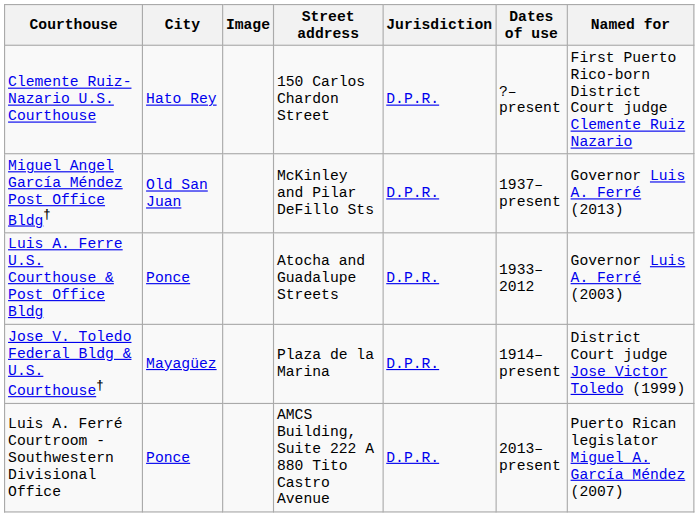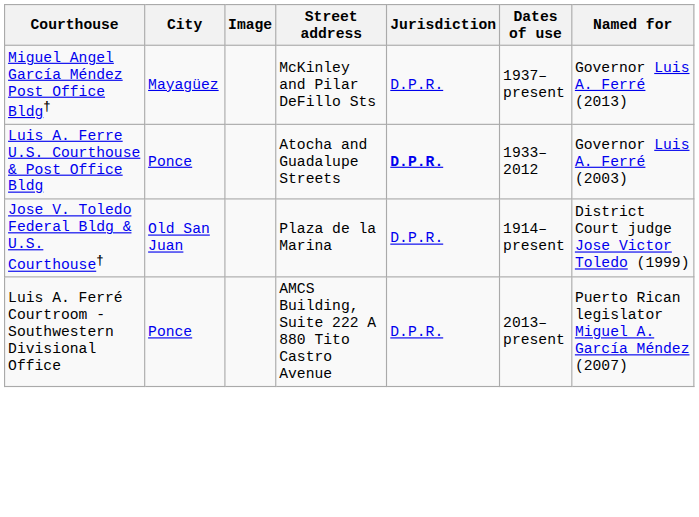- row: (70, 100)
(177, 193) Old San Juan -> (183, 85) Mayagüez
(413, 279) normal -> (417, 161) bold
(181, 364) Mayagüez -> (179, 238) Old San Juan
